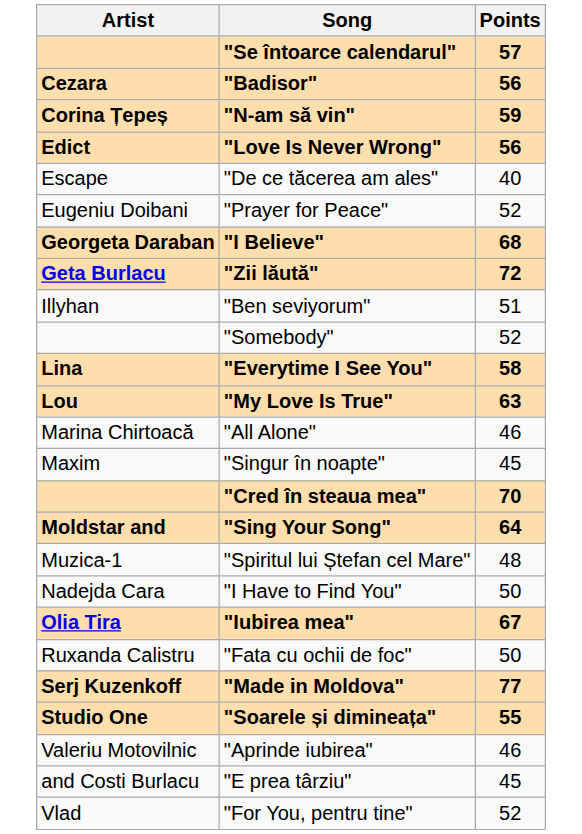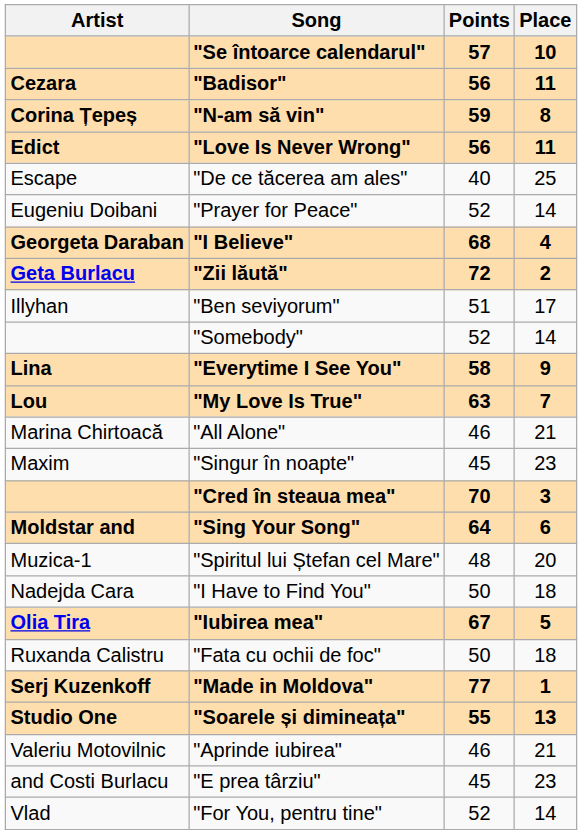+ column: (545, 20)
